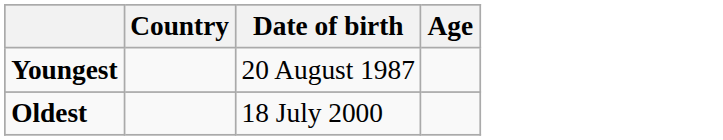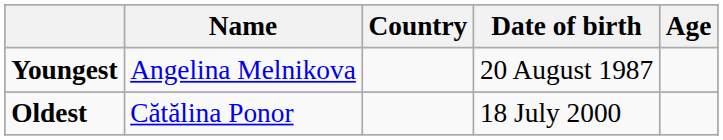+ column: (243, 26)
